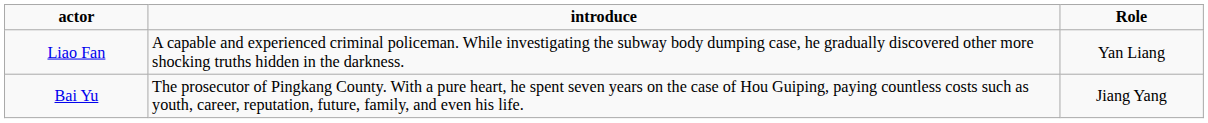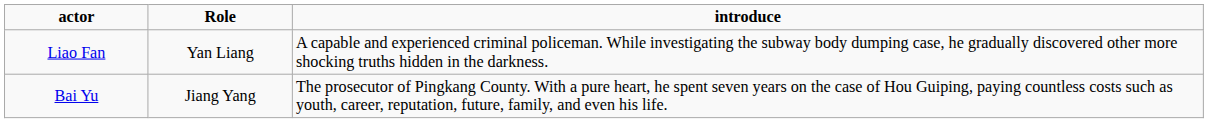columns swapped: (1131, 17) <-> (604, 17)
